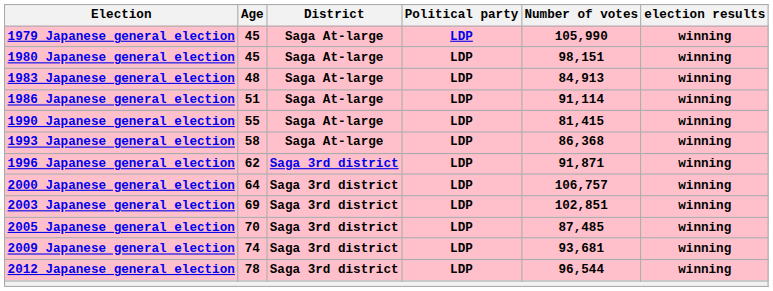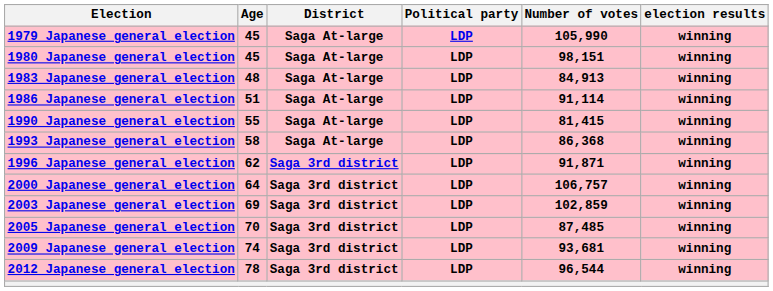(581, 206) 102,851 -> (581, 206) 102,859
